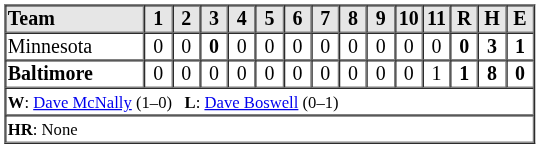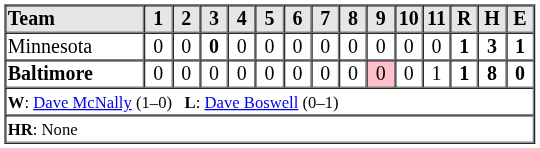(464, 46) 0 -> (464, 46) 1
(381, 73) no background -> (381, 73) pink background
